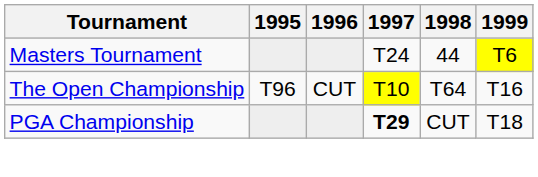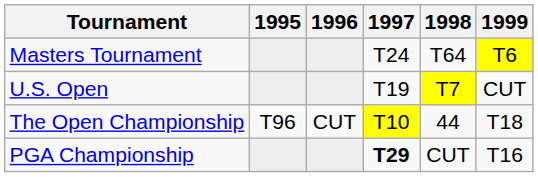(448, 55) 44 -> (448, 55) T64
+ row: (59, 88)
(448, 88) T64 -> (448, 122) 44
(505, 88) T16 -> (505, 122) T18
(505, 122) T18 -> (505, 155) T16
